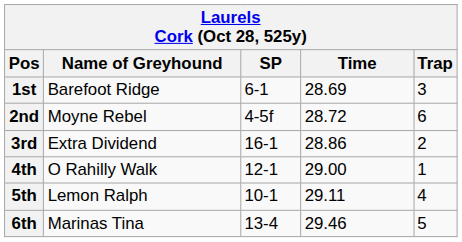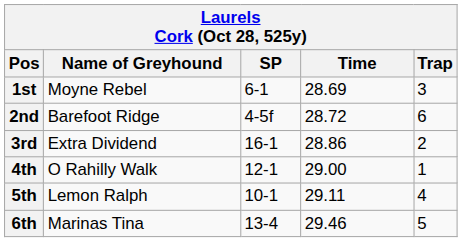(104, 90) Barefoot Ridge -> (97, 90) Moyne Rebel
(97, 116) Moyne Rebel -> (104, 116) Barefoot Ridge
